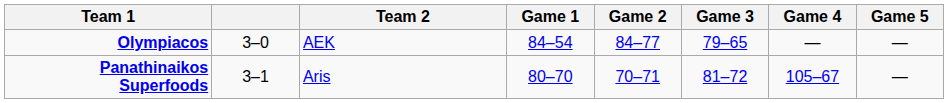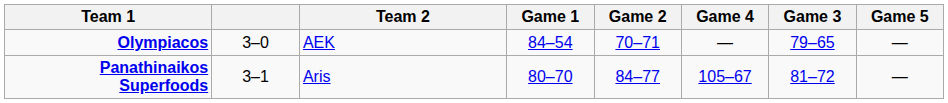columns swapped: (725, 17) <-> (812, 17)
(638, 42) 84–77 -> (638, 42) 70–71
(638, 76) 70–71 -> (638, 76) 84–77
